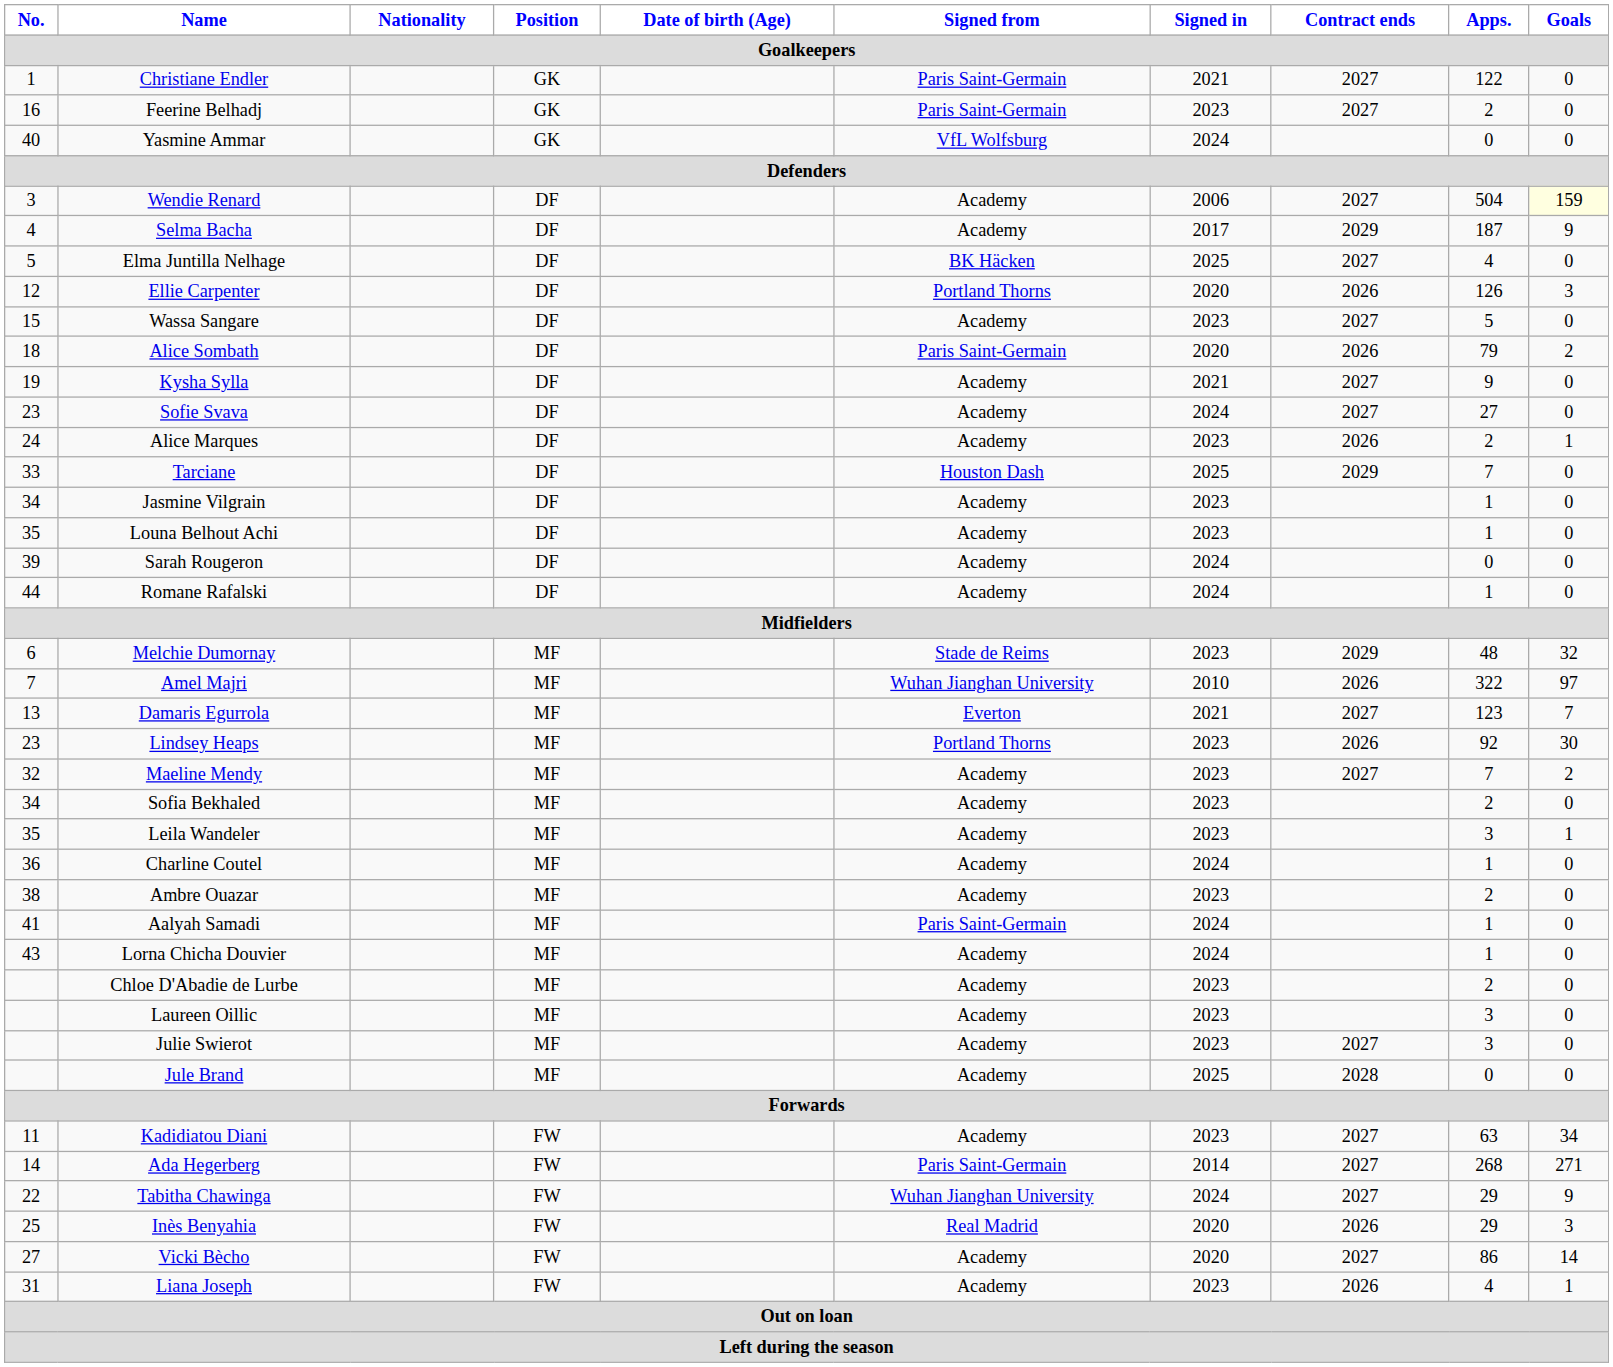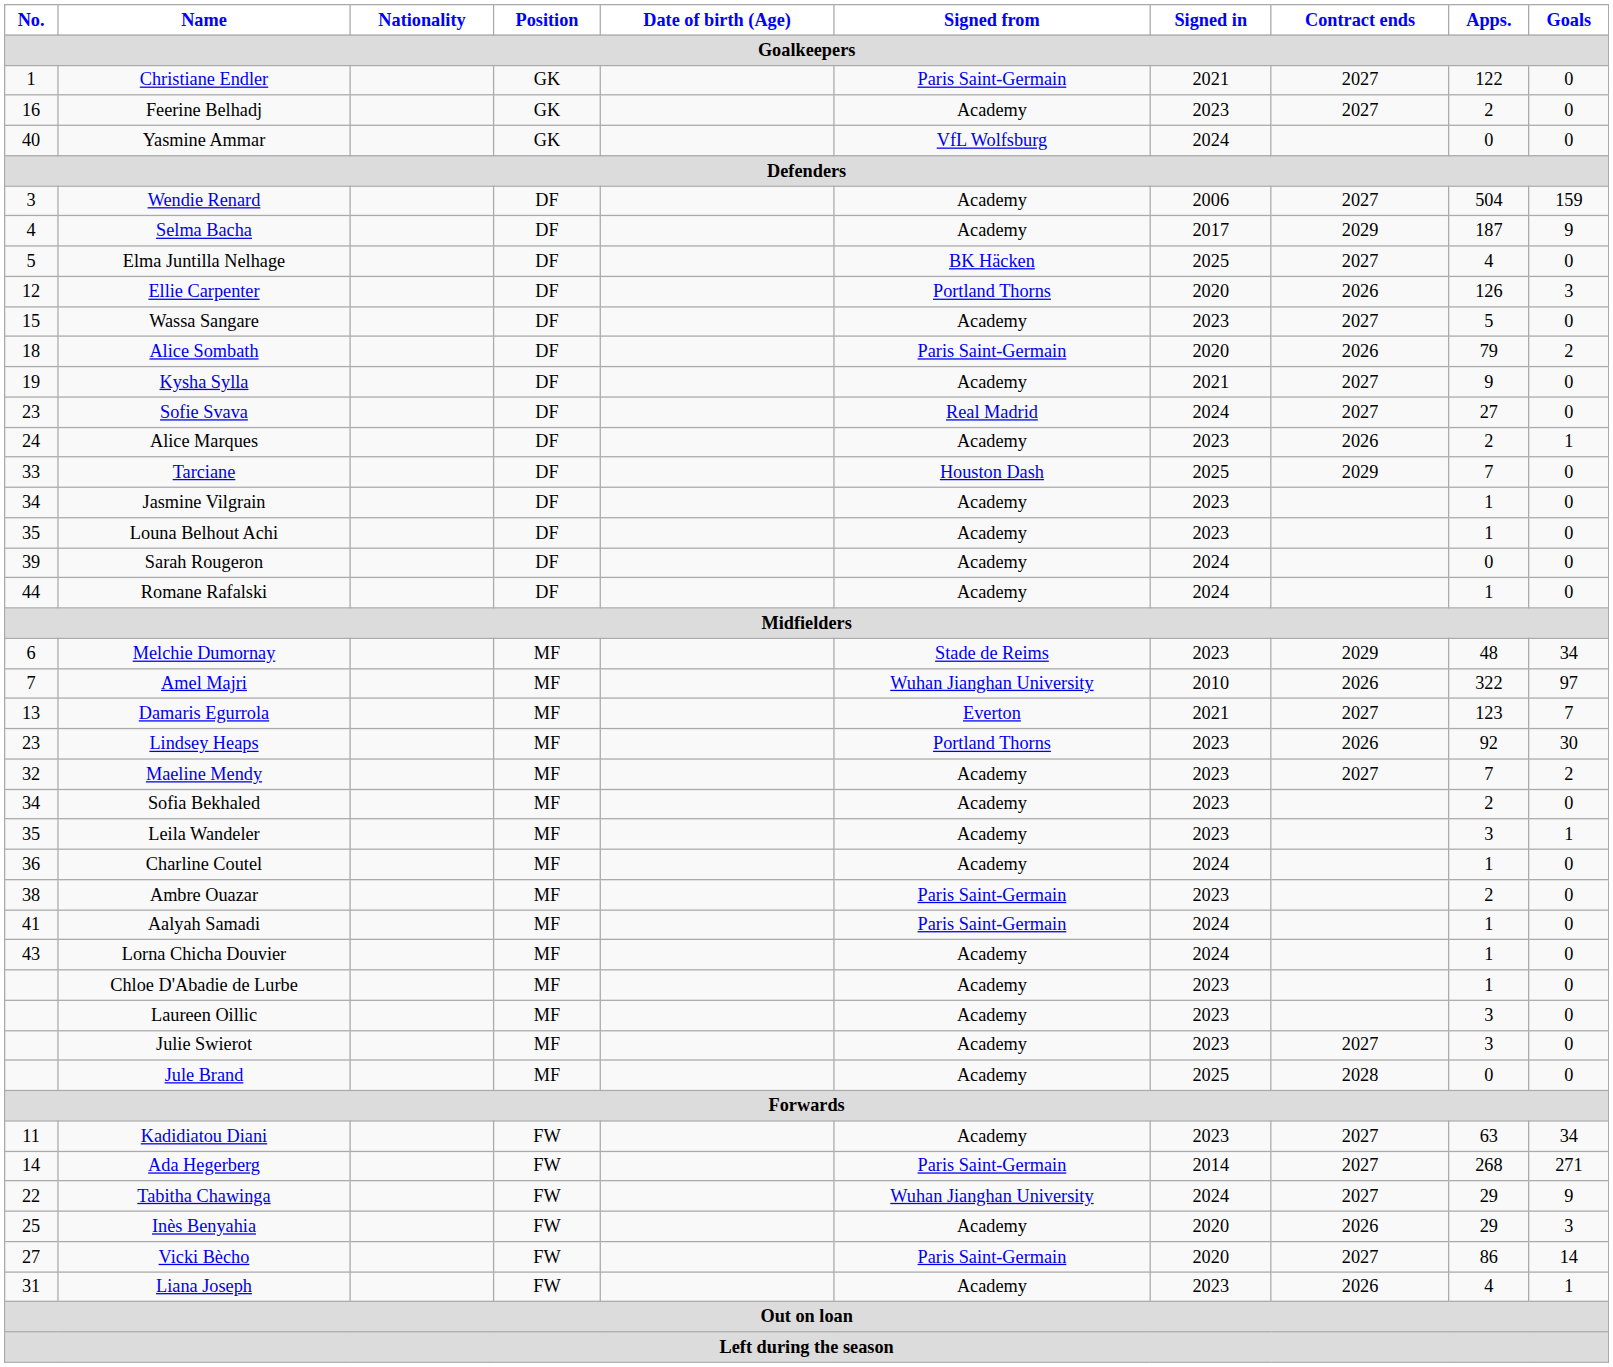(992, 110) Paris Saint-Germain -> (992, 110) Academy
(1569, 200) lightyellow background -> (1569, 200) no background
(992, 412) Academy -> (992, 412) Real Madrid
(1569, 653) 32 -> (1569, 653) 34
(992, 894) Academy -> (992, 894) Paris Saint-Germain
(1489, 985) 2 -> (1489, 985) 1
(992, 1226) Real Madrid -> (992, 1226) Academy
(992, 1256) Academy -> (992, 1256) Paris Saint-Germain
